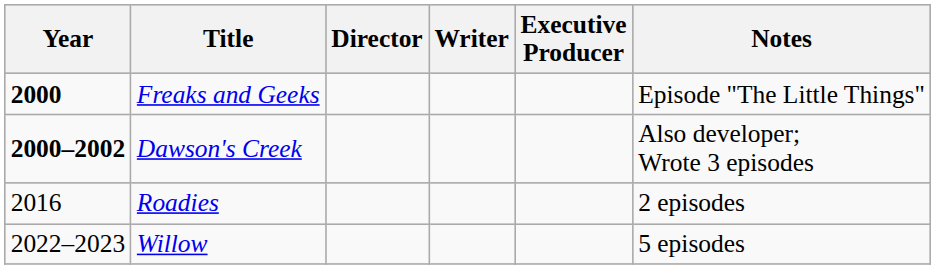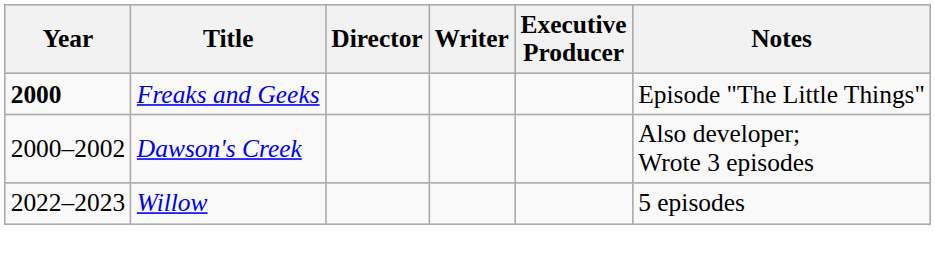(68, 148) bold -> (68, 148) normal
- row: (178, 202)
